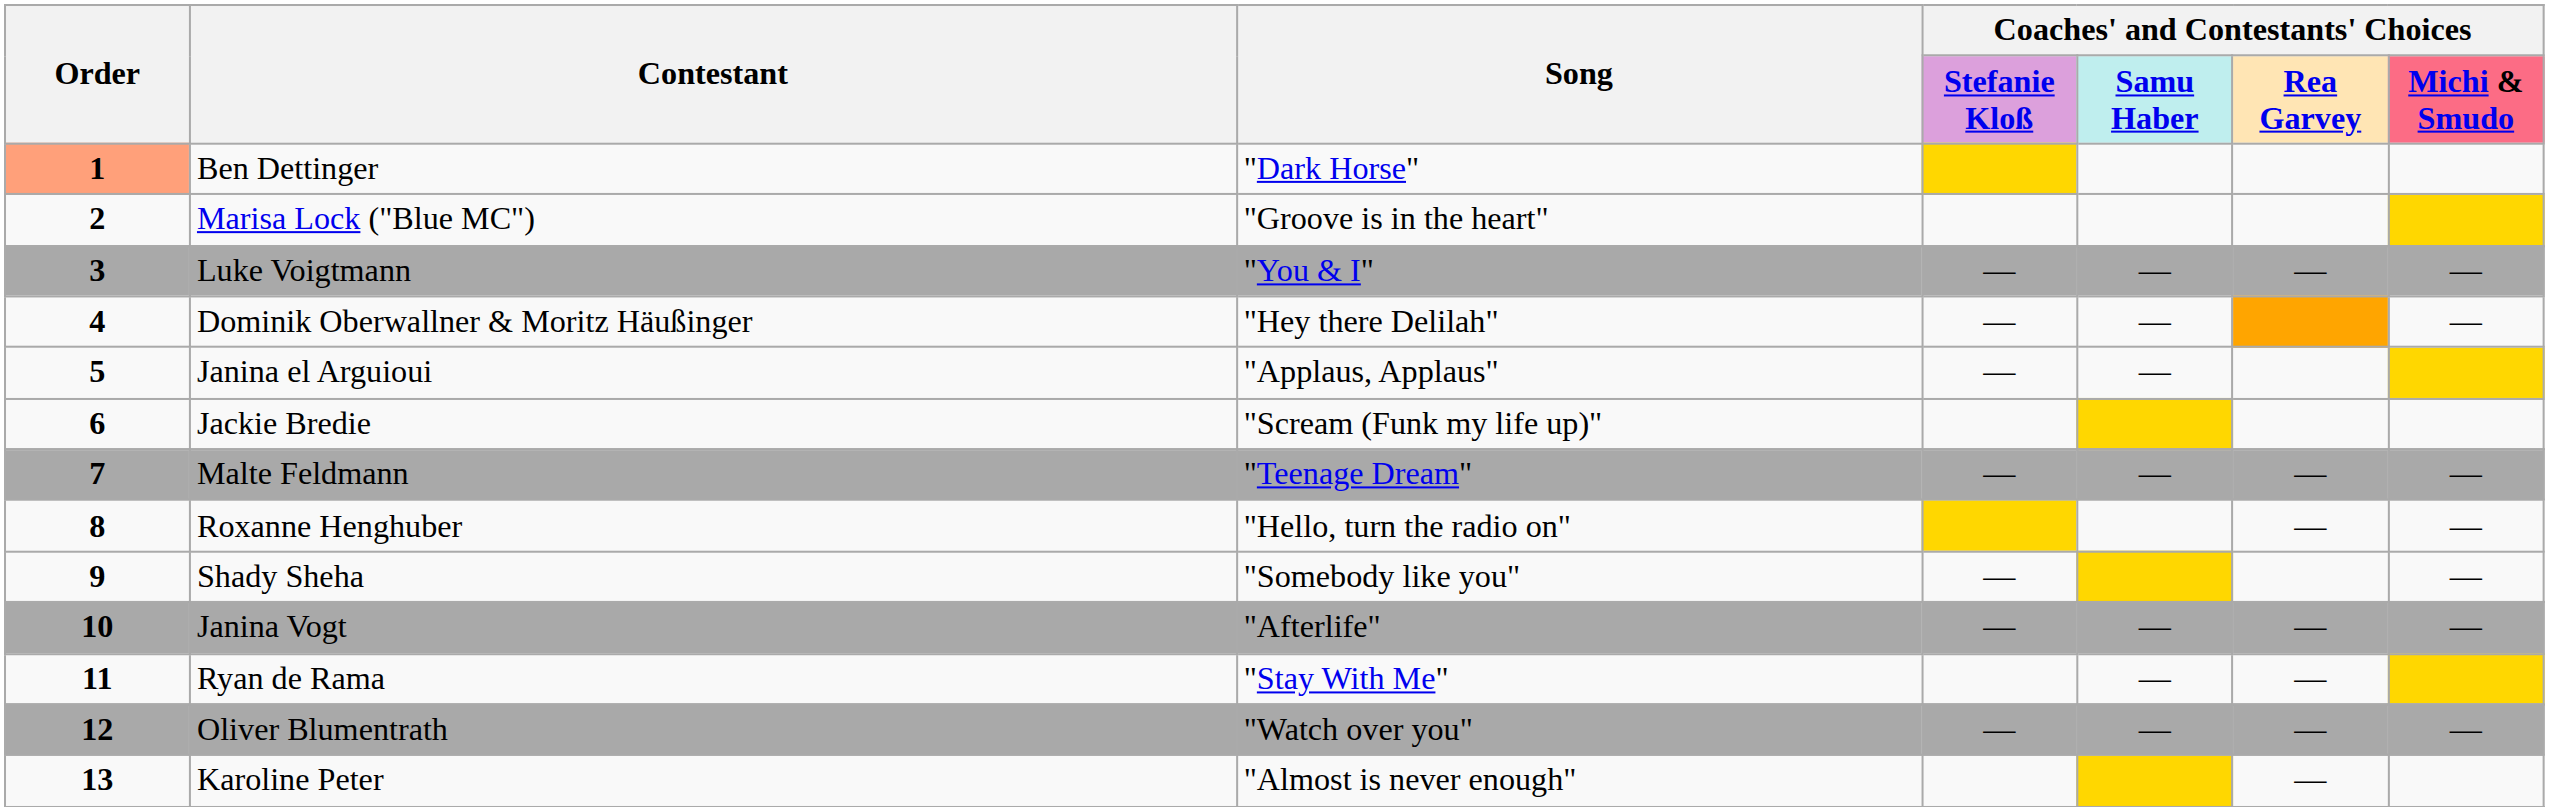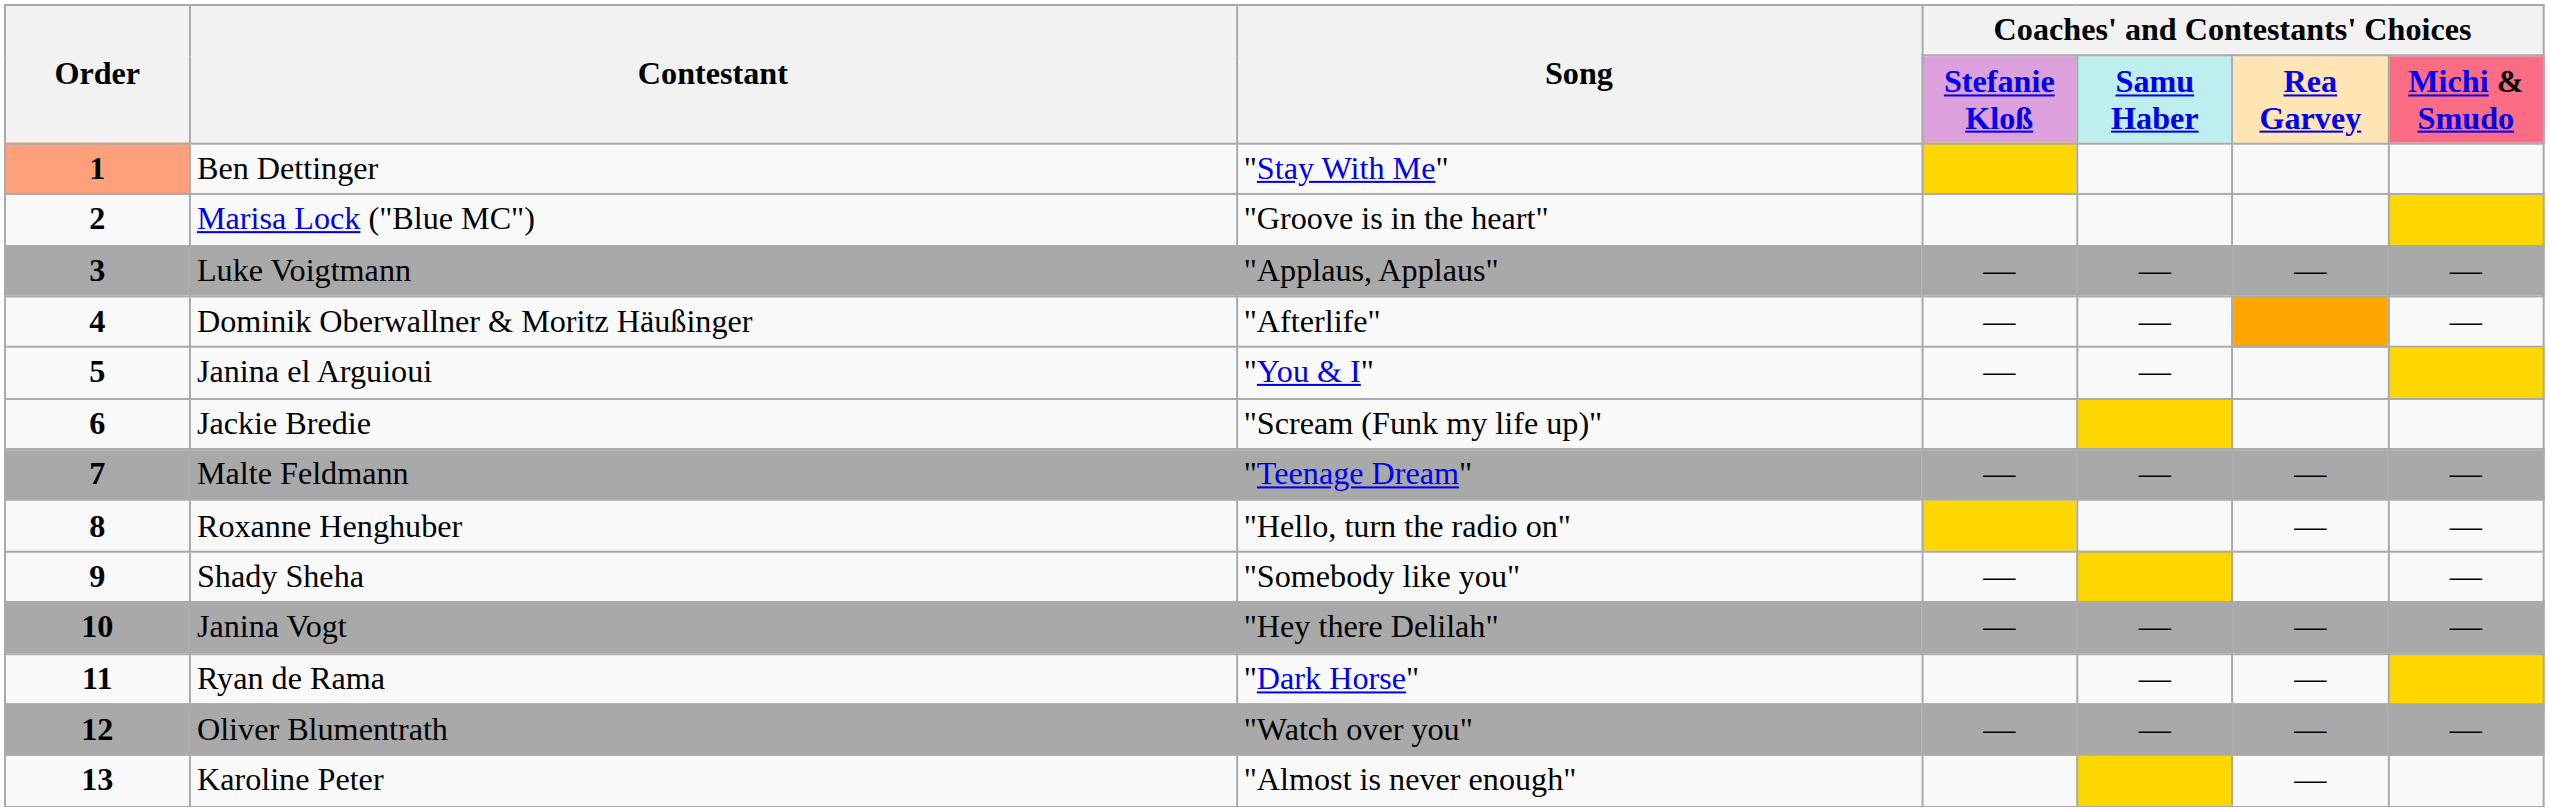(1331, 168) "Dark Horse" -> (1346, 168) "Stay With Me"
(1309, 270) "You & I" -> (1371, 270) "Applaus, Applaus"
(1371, 321) "Hey there Delilah" -> (1312, 321) "Afterlife"
(1371, 372) "Applaus, Applaus" -> (1309, 372) "You & I"
(1312, 627) "Afterlife" -> (1371, 627) "Hey there Delilah"
(1346, 678) "Stay With Me" -> (1331, 678) "Dark Horse"
